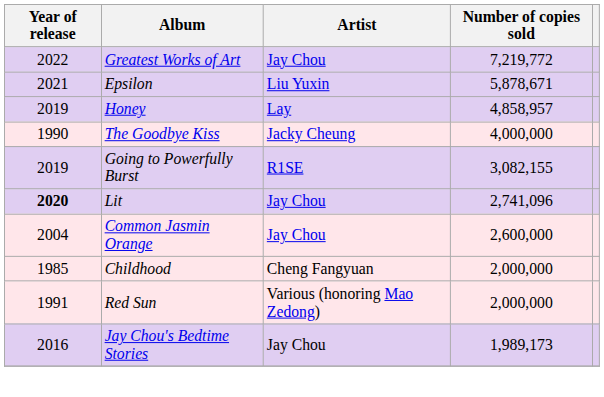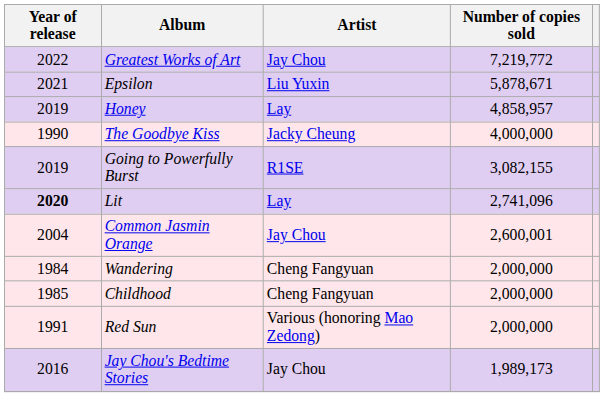(296, 201) Jay Chou -> (279, 201) Lay
(521, 235) 2,600,000 -> (521, 235) 2,600,001
+ row: (139, 268)
